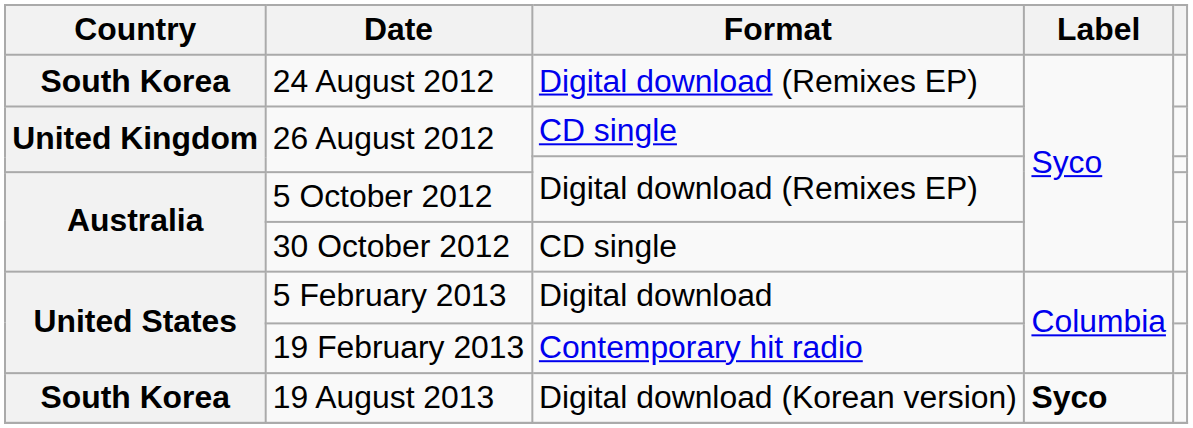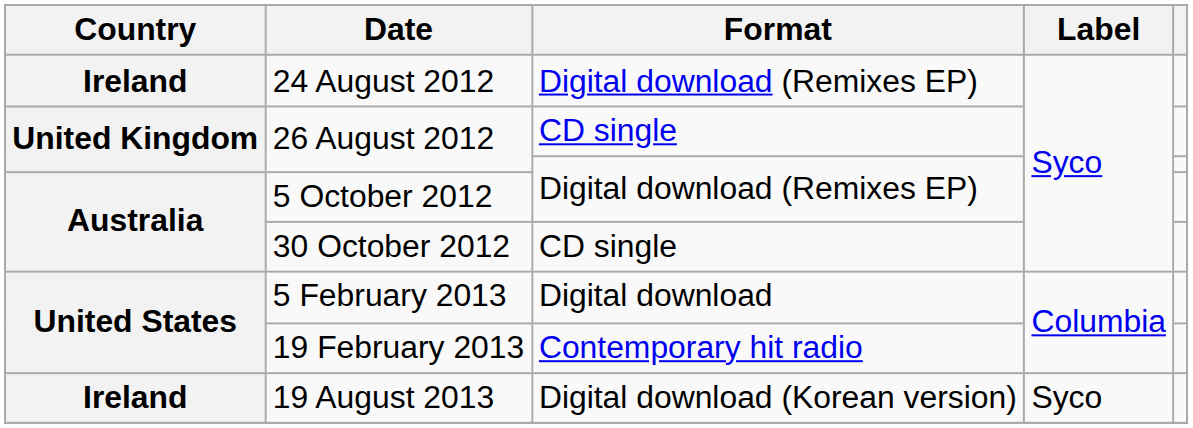(135, 80) South Korea -> (135, 80) Ireland
(135, 397) South Korea -> (135, 397) Ireland
(1069, 397) bold -> (1067, 397) normal
